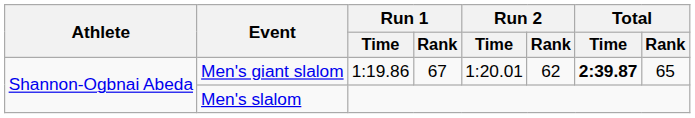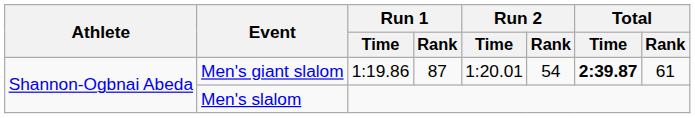(437, 72) 67 -> (437, 72) 87
(551, 72) 62 -> (551, 72) 54
(665, 72) 65 -> (665, 72) 61
